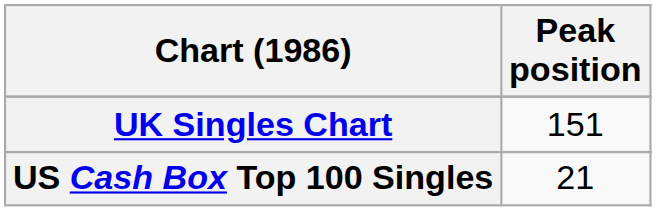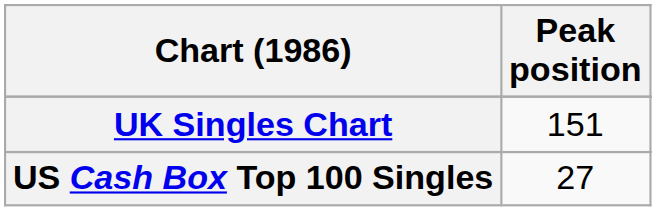(575, 177) 21 -> (575, 177) 27
